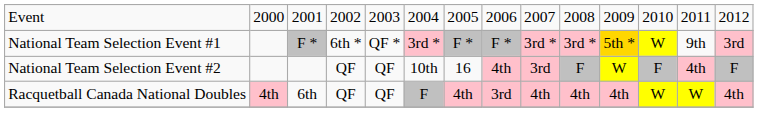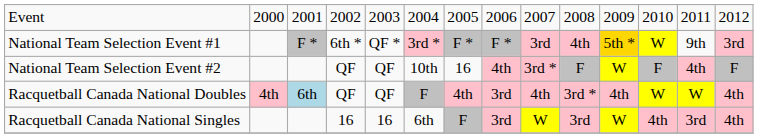(540, 43) 3rd * -> (540, 43) 3rd
(580, 43) 3rd * -> (580, 43) 4th
(540, 69) 3rd -> (540, 69) 3rd *
(307, 94) no background -> (307, 94) lightblue background
(580, 94) 4th -> (580, 94) 3rd *
+ row: (124, 120)
